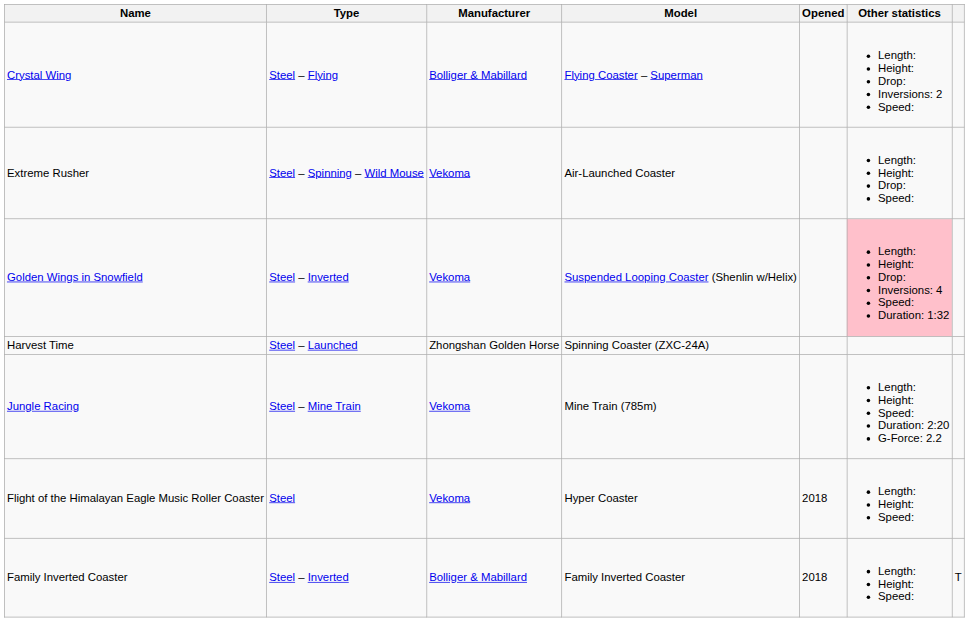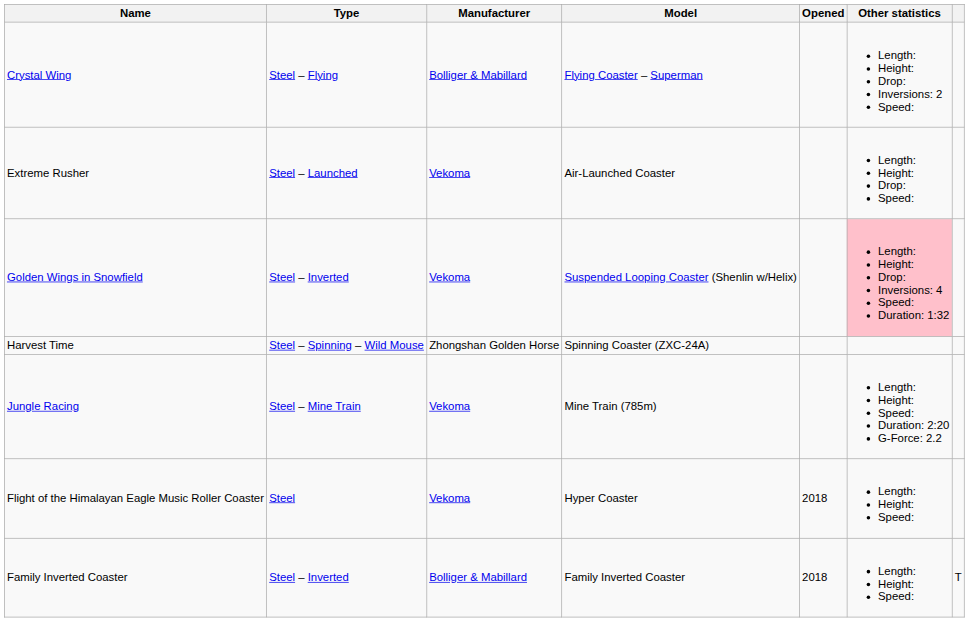(347, 173) Steel – Spinning – Wild Mouse -> (313, 173) Steel – Launched
(313, 345) Steel – Launched -> (347, 345) Steel – Spinning – Wild Mouse
